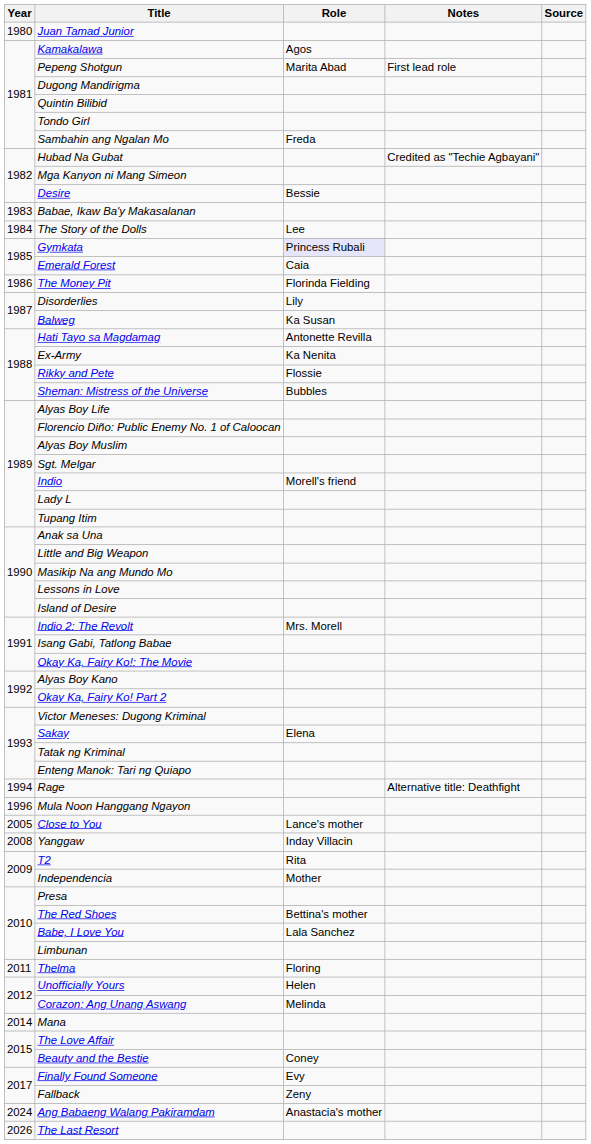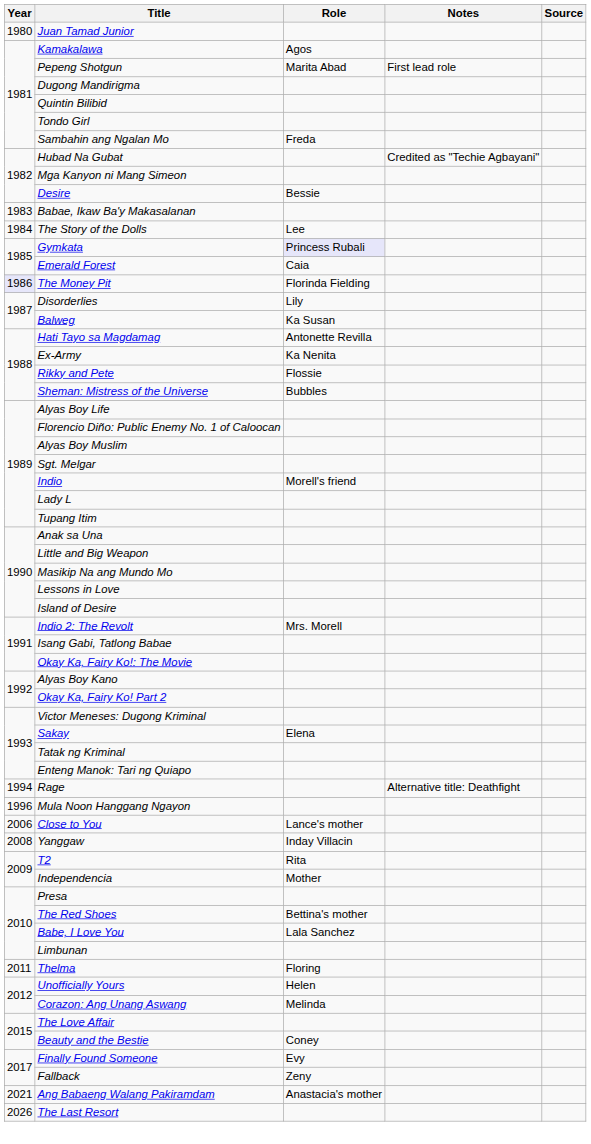(20, 283) no background -> (20, 283) lavender background
(20, 824) 2005 -> (20, 824) 2006
- row: (52, 1022)
(20, 1112) 2024 -> (20, 1094) 2021
